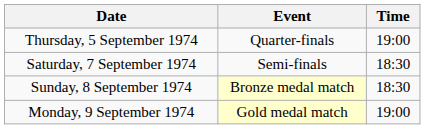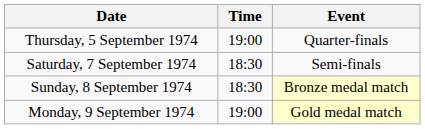columns swapped: (393, 16) <-> (292, 16)
